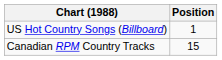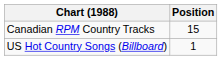rows swapped: (81, 47) <-> (87, 30)
